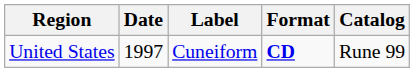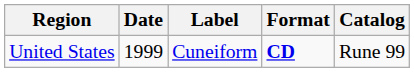(143, 51) 1997 -> (143, 51) 1999
